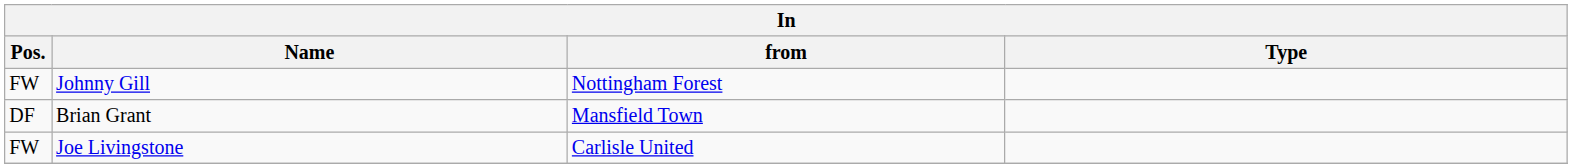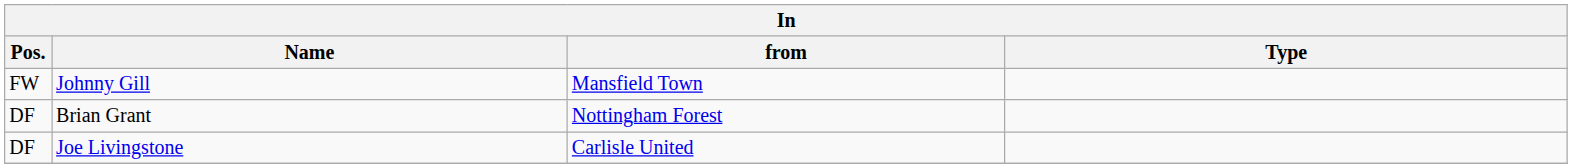(647, 83) Nottingham Forest -> (637, 83) Mansfield Town
(637, 115) Mansfield Town -> (647, 115) Nottingham Forest
(24, 147) FW -> (22, 147) DF
